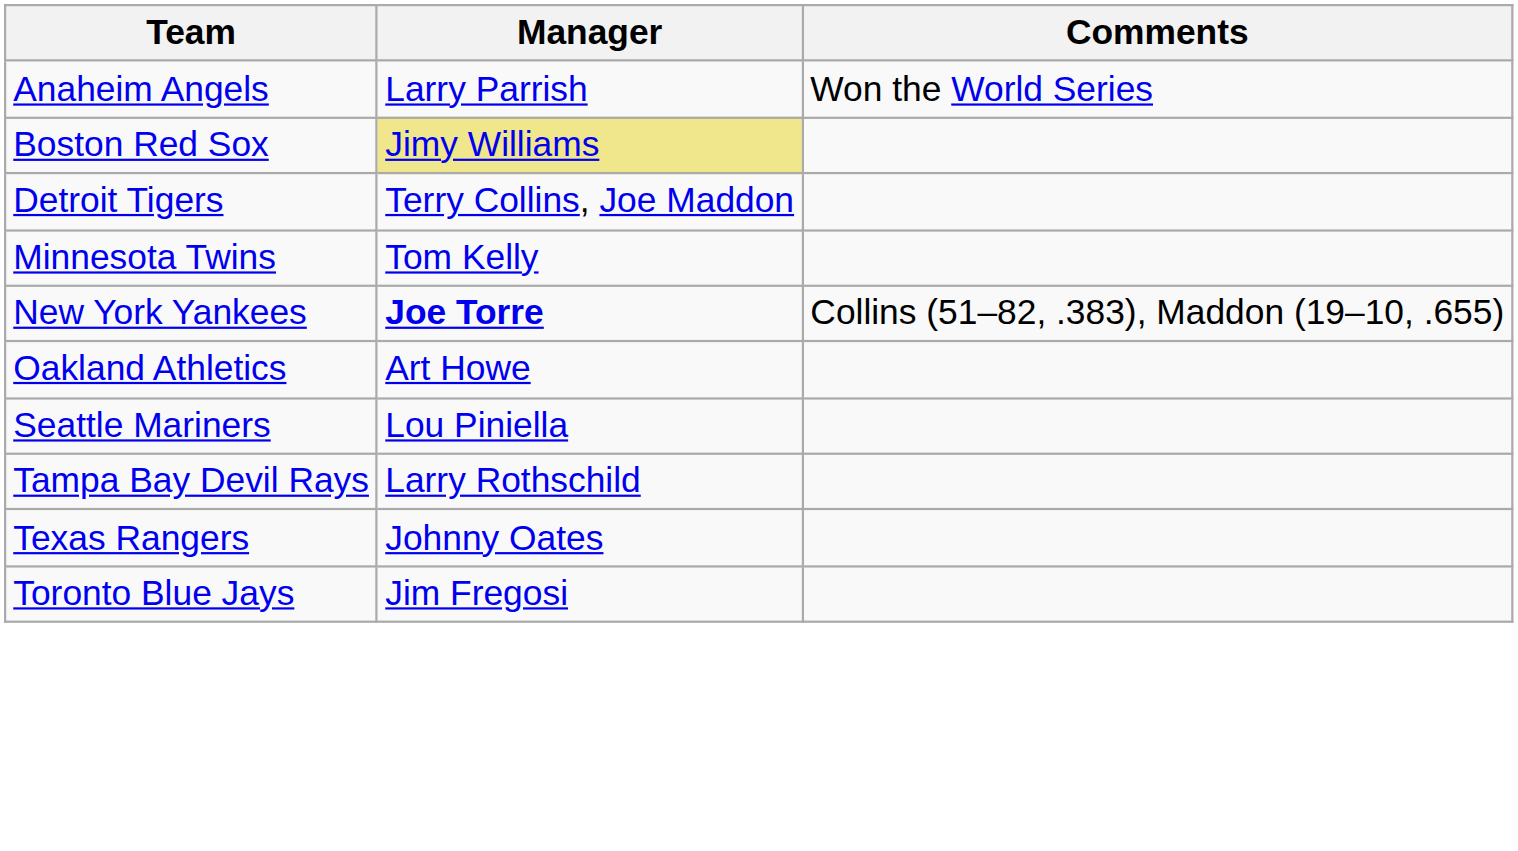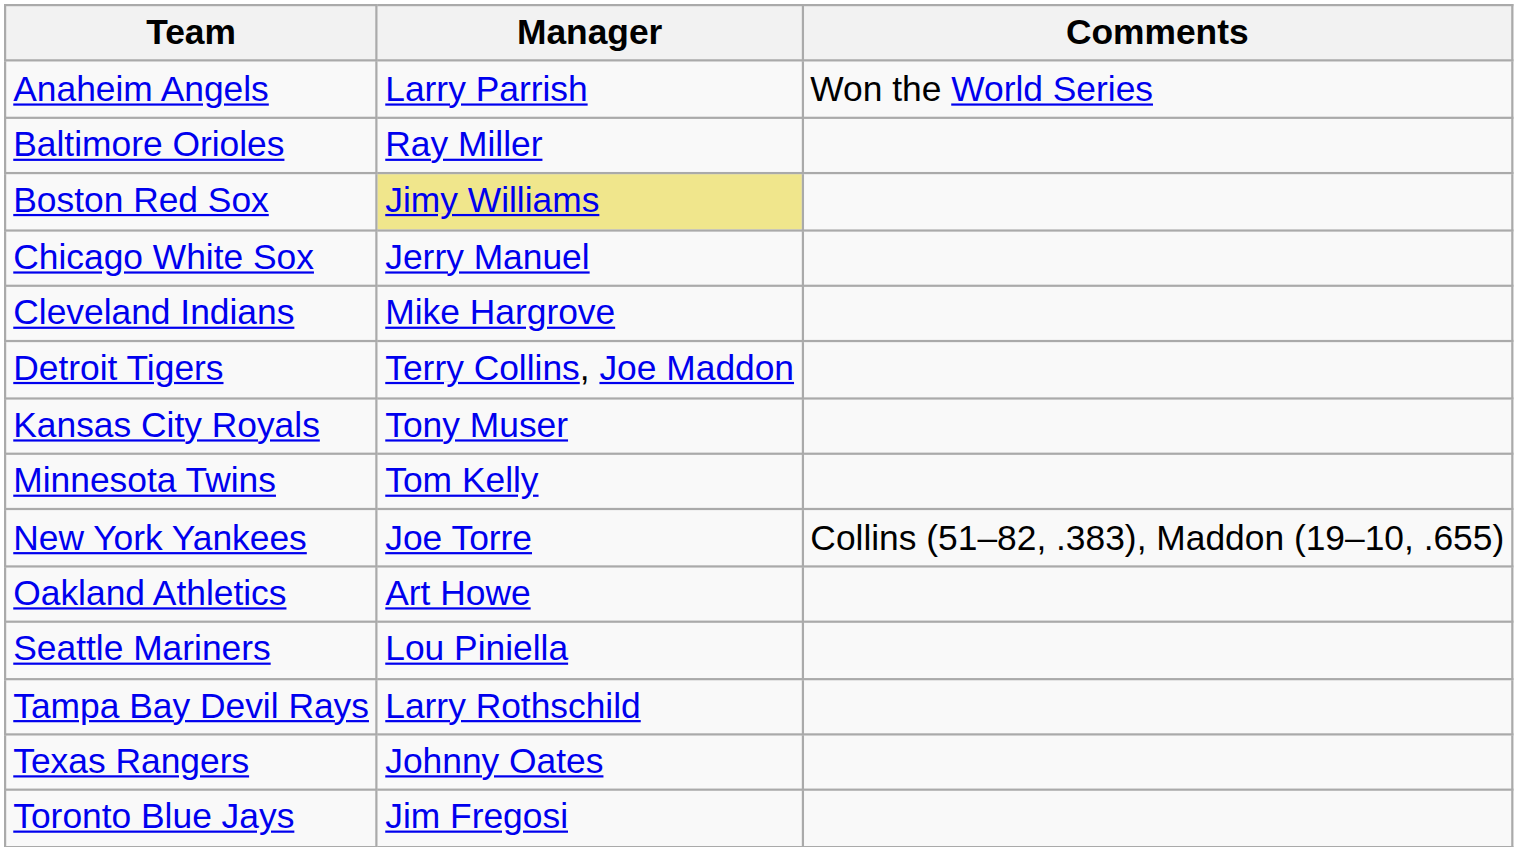+ row: (149, 144)
+ row: (164, 256)
+ row: (154, 312)
+ row: (167, 425)
(465, 312) bold -> (459, 537) normal
